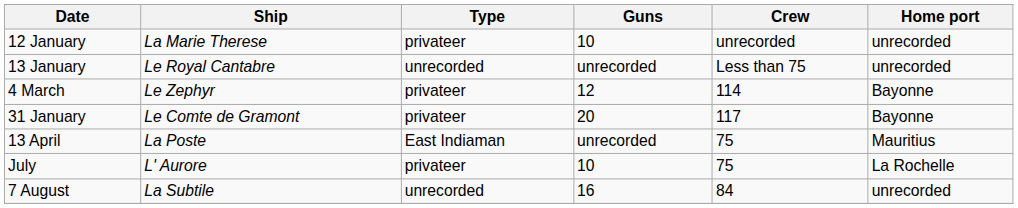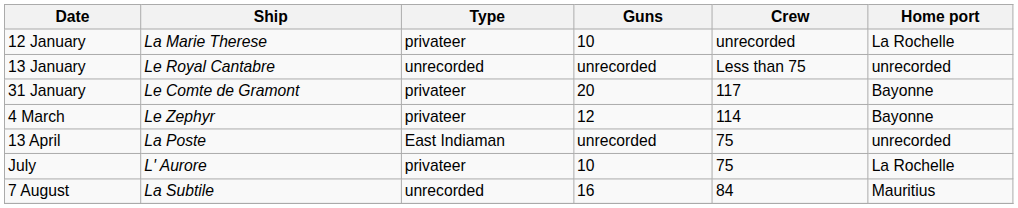(911, 41) unrecorded -> (913, 41) La Rochelle
rows swapped: (47, 116) <-> (36, 91)
(903, 141) Mauritius -> (911, 141) unrecorded
(911, 191) unrecorded -> (903, 191) Mauritius
